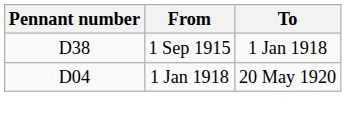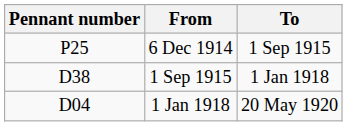+ row: (190, 47)
